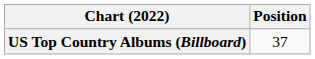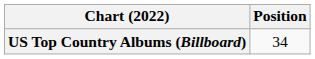(280, 41) 37 -> (280, 41) 34
